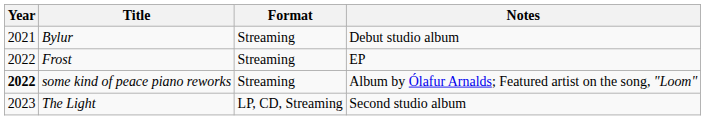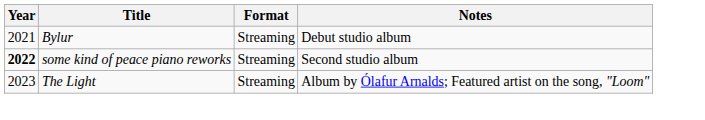- row: (57, 59)
(523, 81) Album by Ólafur Arnalds; Featured artist on the song, "Loom" -> (360, 59) Second studio album
(290, 103) LP, CD, Streaming -> (266, 81) Streaming
(408, 103) Second studio album -> (475, 81) Album by Ólafur Arnalds; Featured artist on the song, "Loom"
